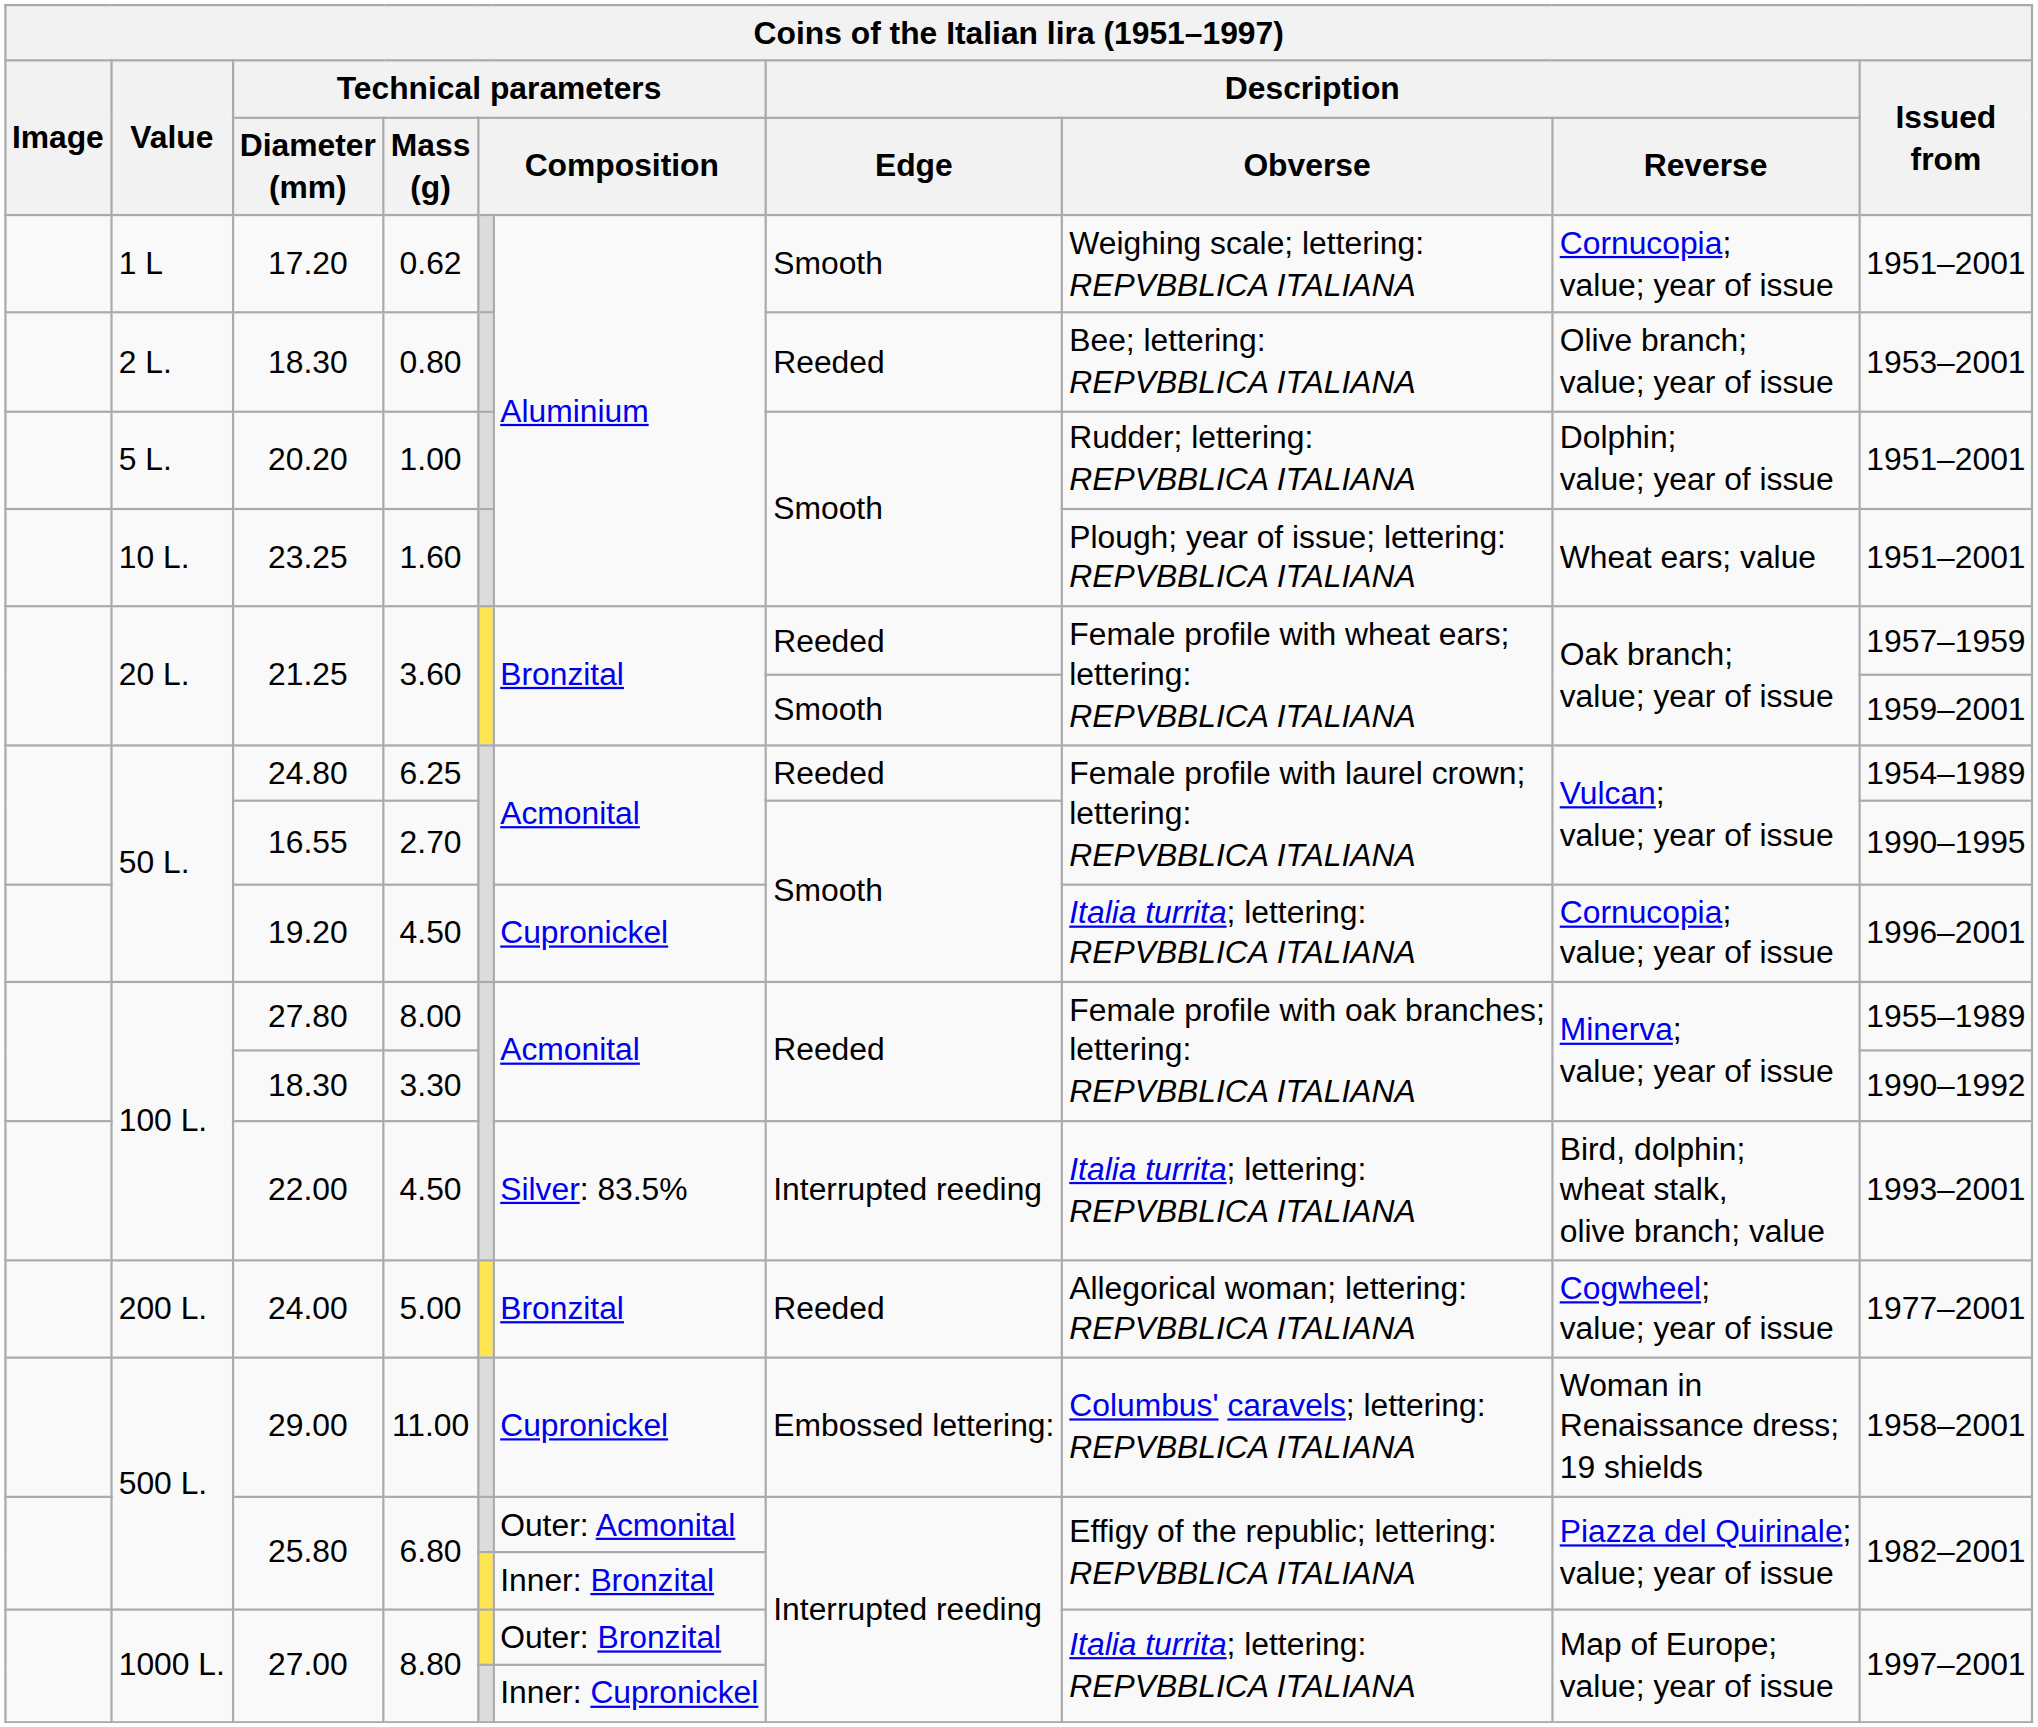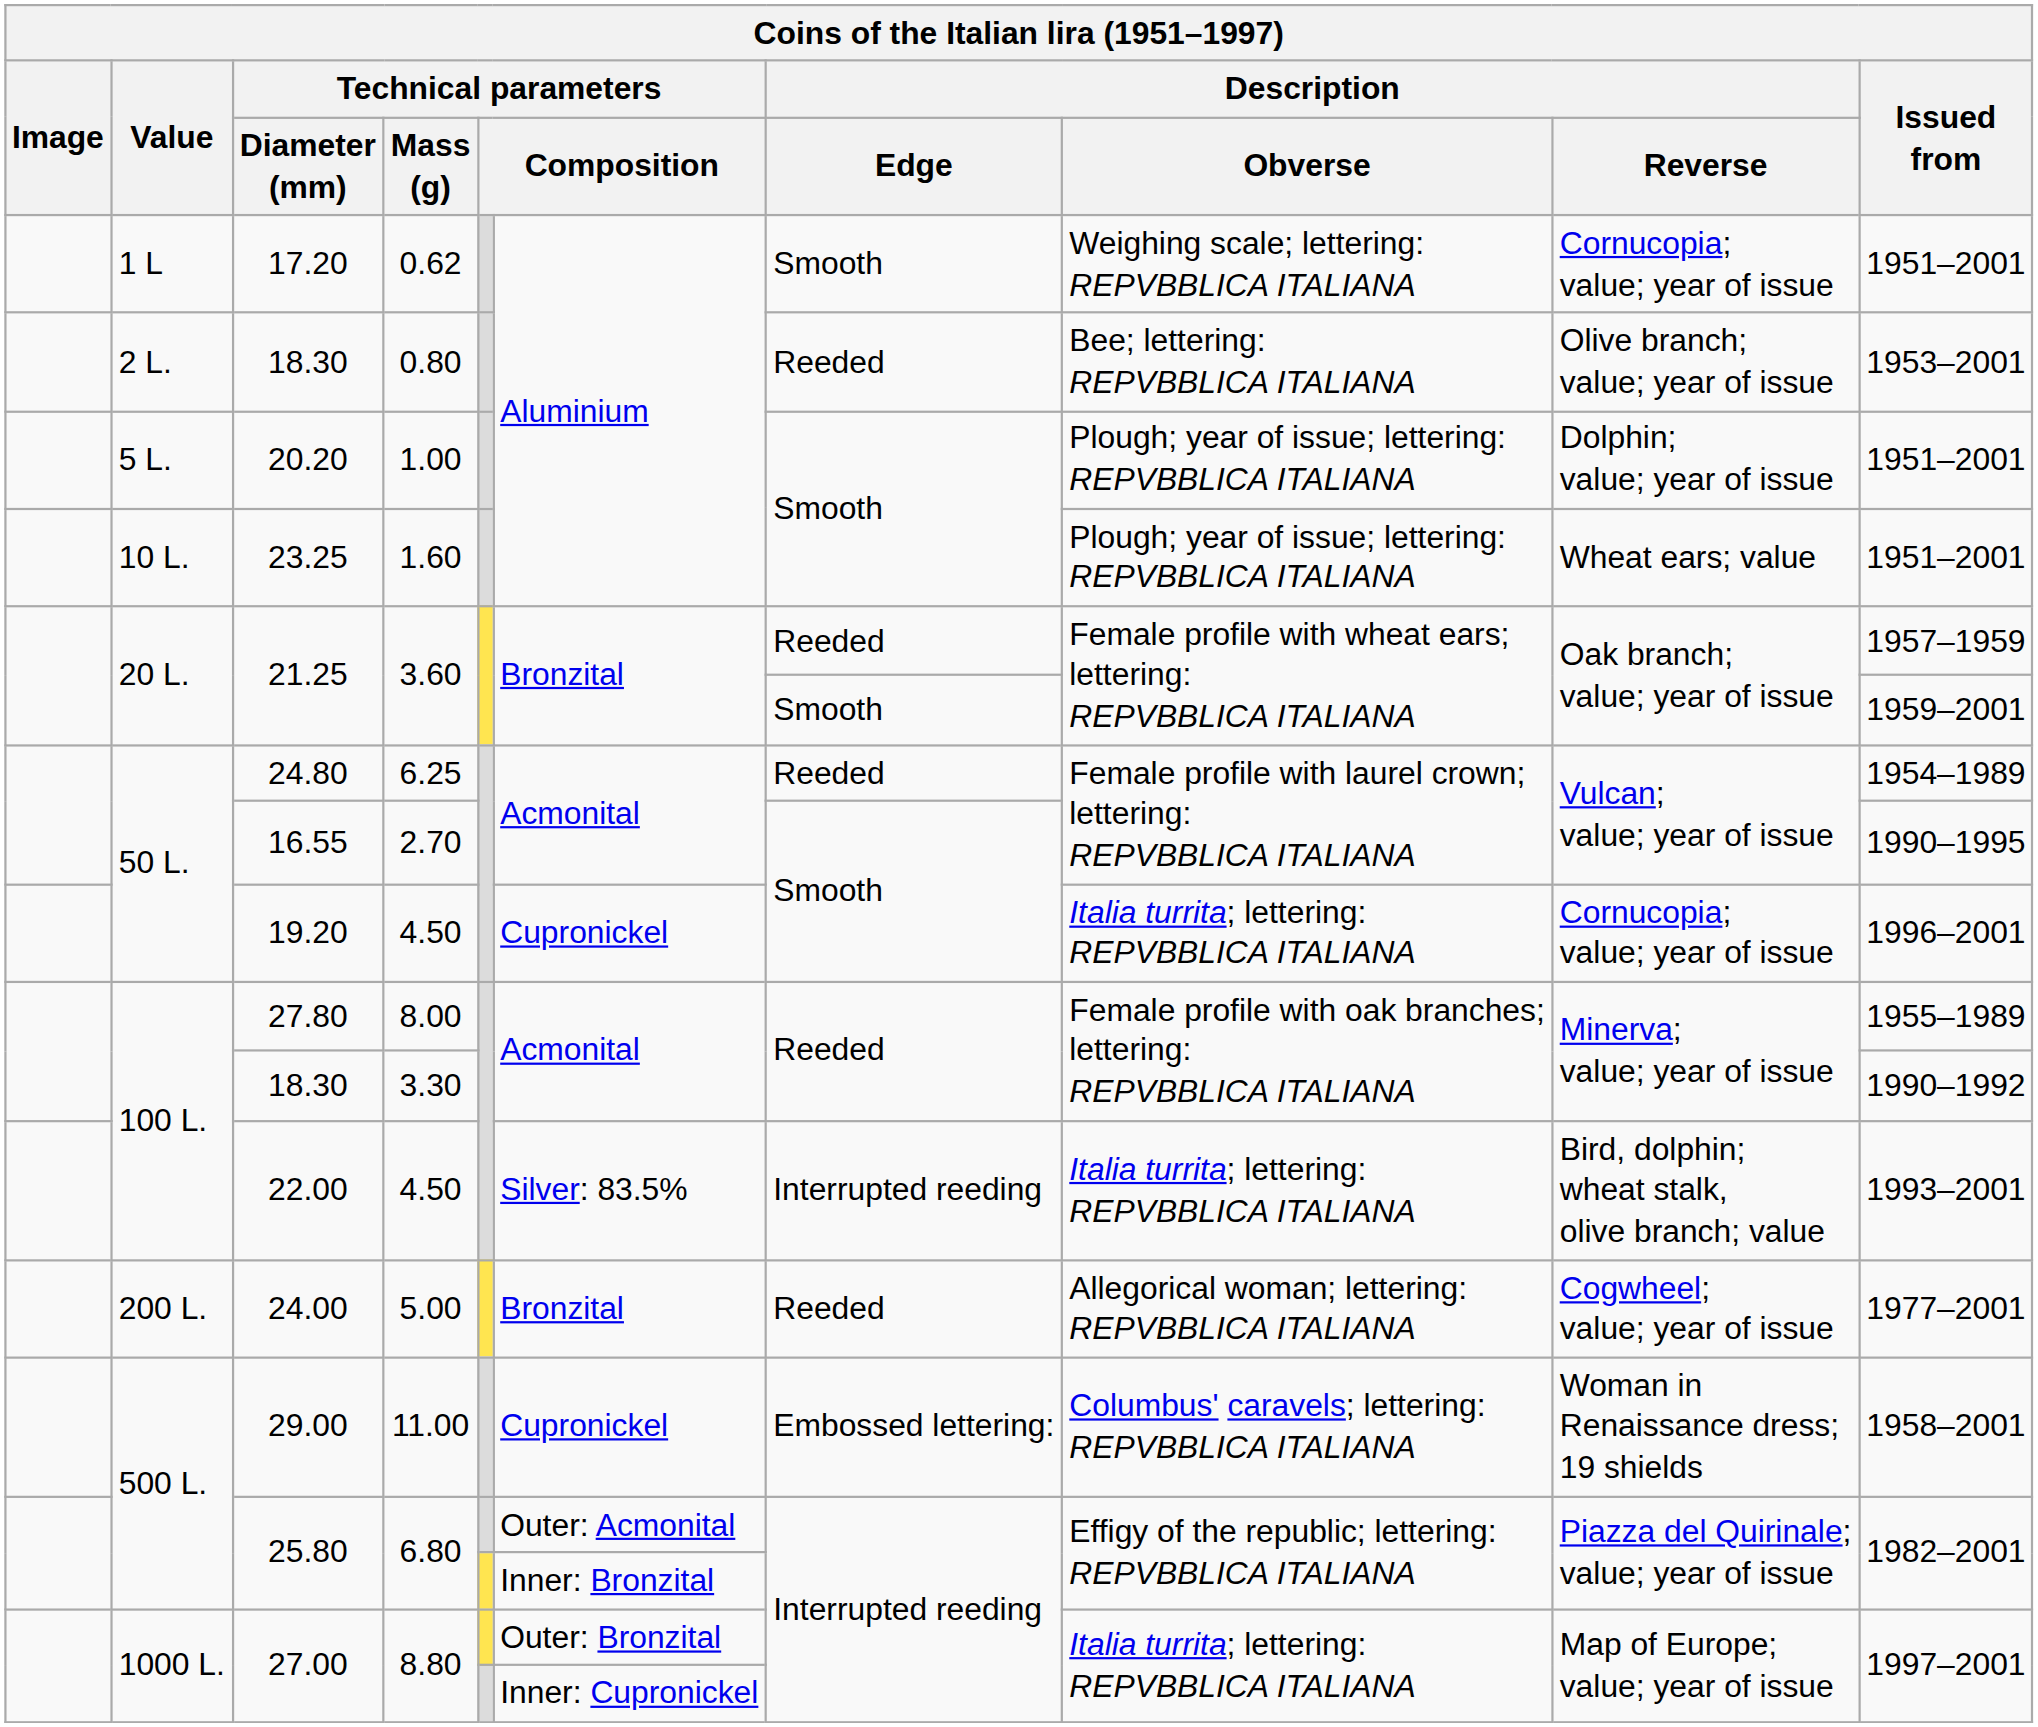(1242, 459) Rudder; lettering: REPVBBLICA ITALIANA -> (1288, 459) Plough; year of issue; lettering: REPVBBLICA ITALIANA
